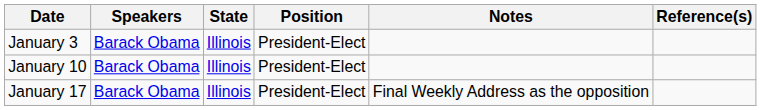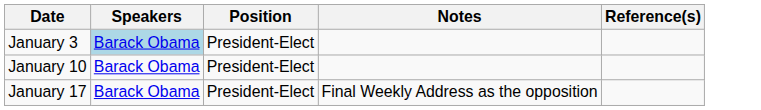- column: (229, 17)
(147, 42) no background -> (147, 42) lightblue background
